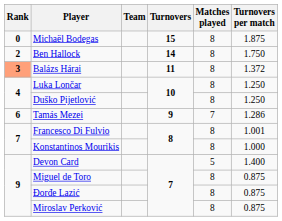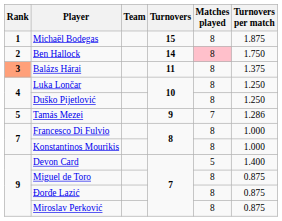(18, 39) 0 -> (18, 39) 1
(212, 54) no background -> (212, 54) pink background
(254, 69) 1.372 -> (254, 69) 1.375
(18, 116) 6 -> (18, 116) 5
(254, 131) 1.001 -> (254, 131) 1.000
